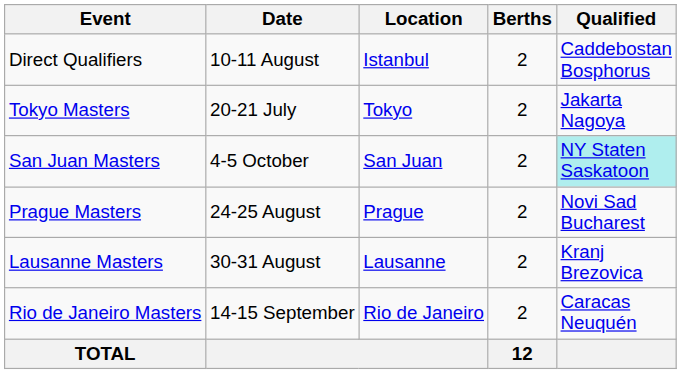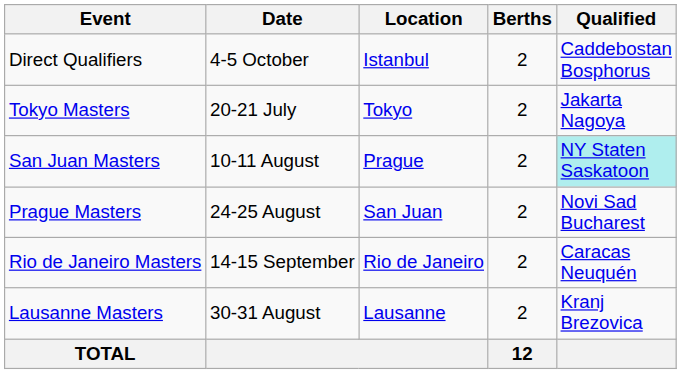(264, 59) 10-11 August -> (259, 59) 4-5 October
(259, 161) 4-5 October -> (264, 161) 10-11 August
(403, 161) San Juan -> (393, 161) Prague
(393, 211) Prague -> (403, 211) San Juan
rows swapped: (86, 262) <-> (105, 313)
